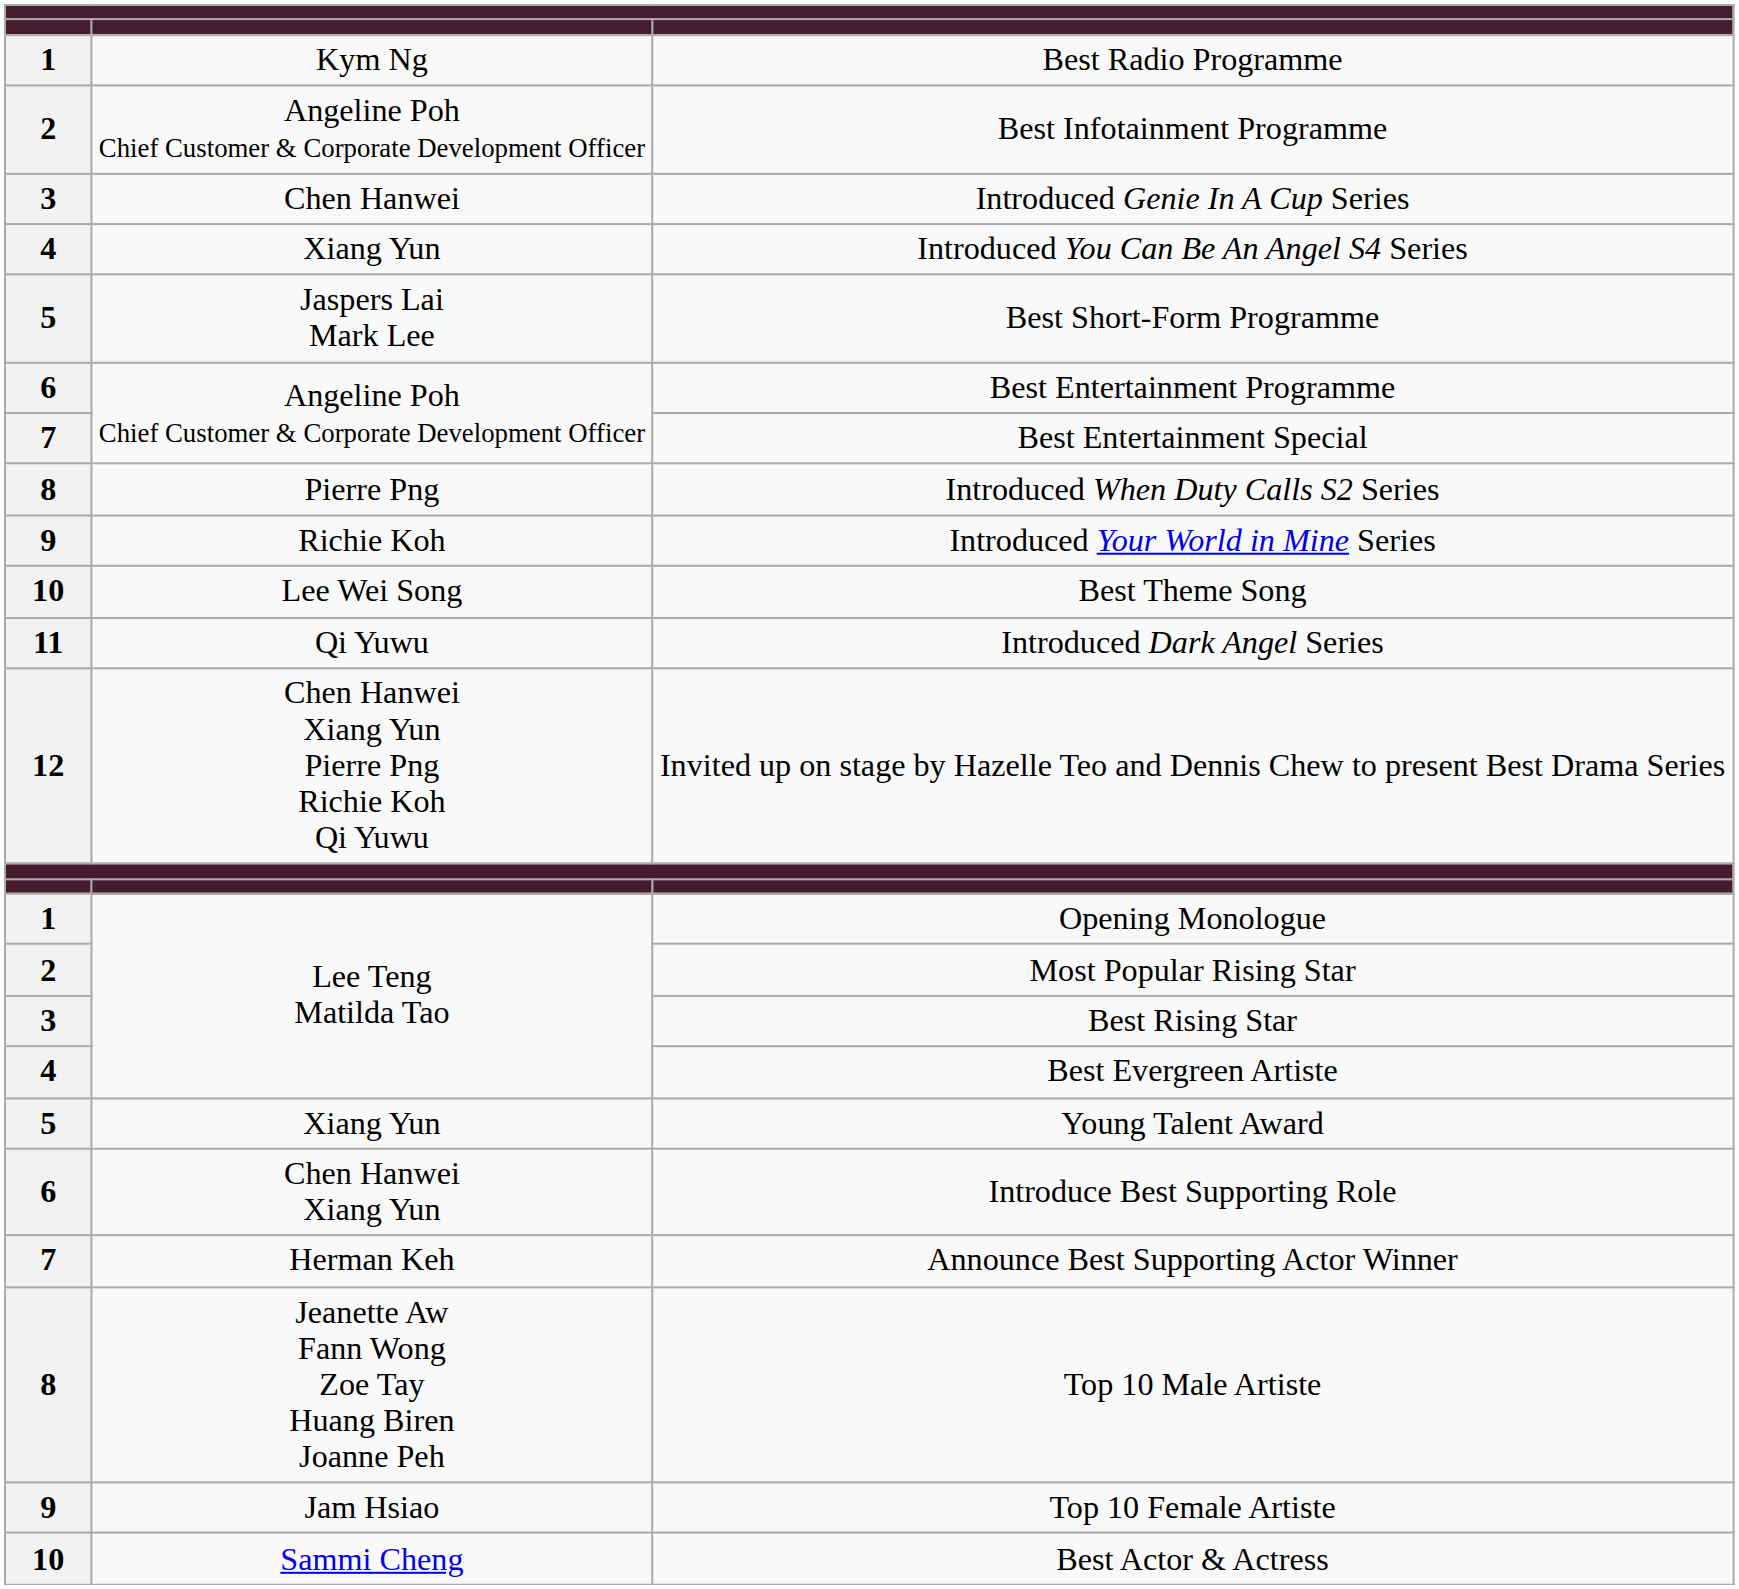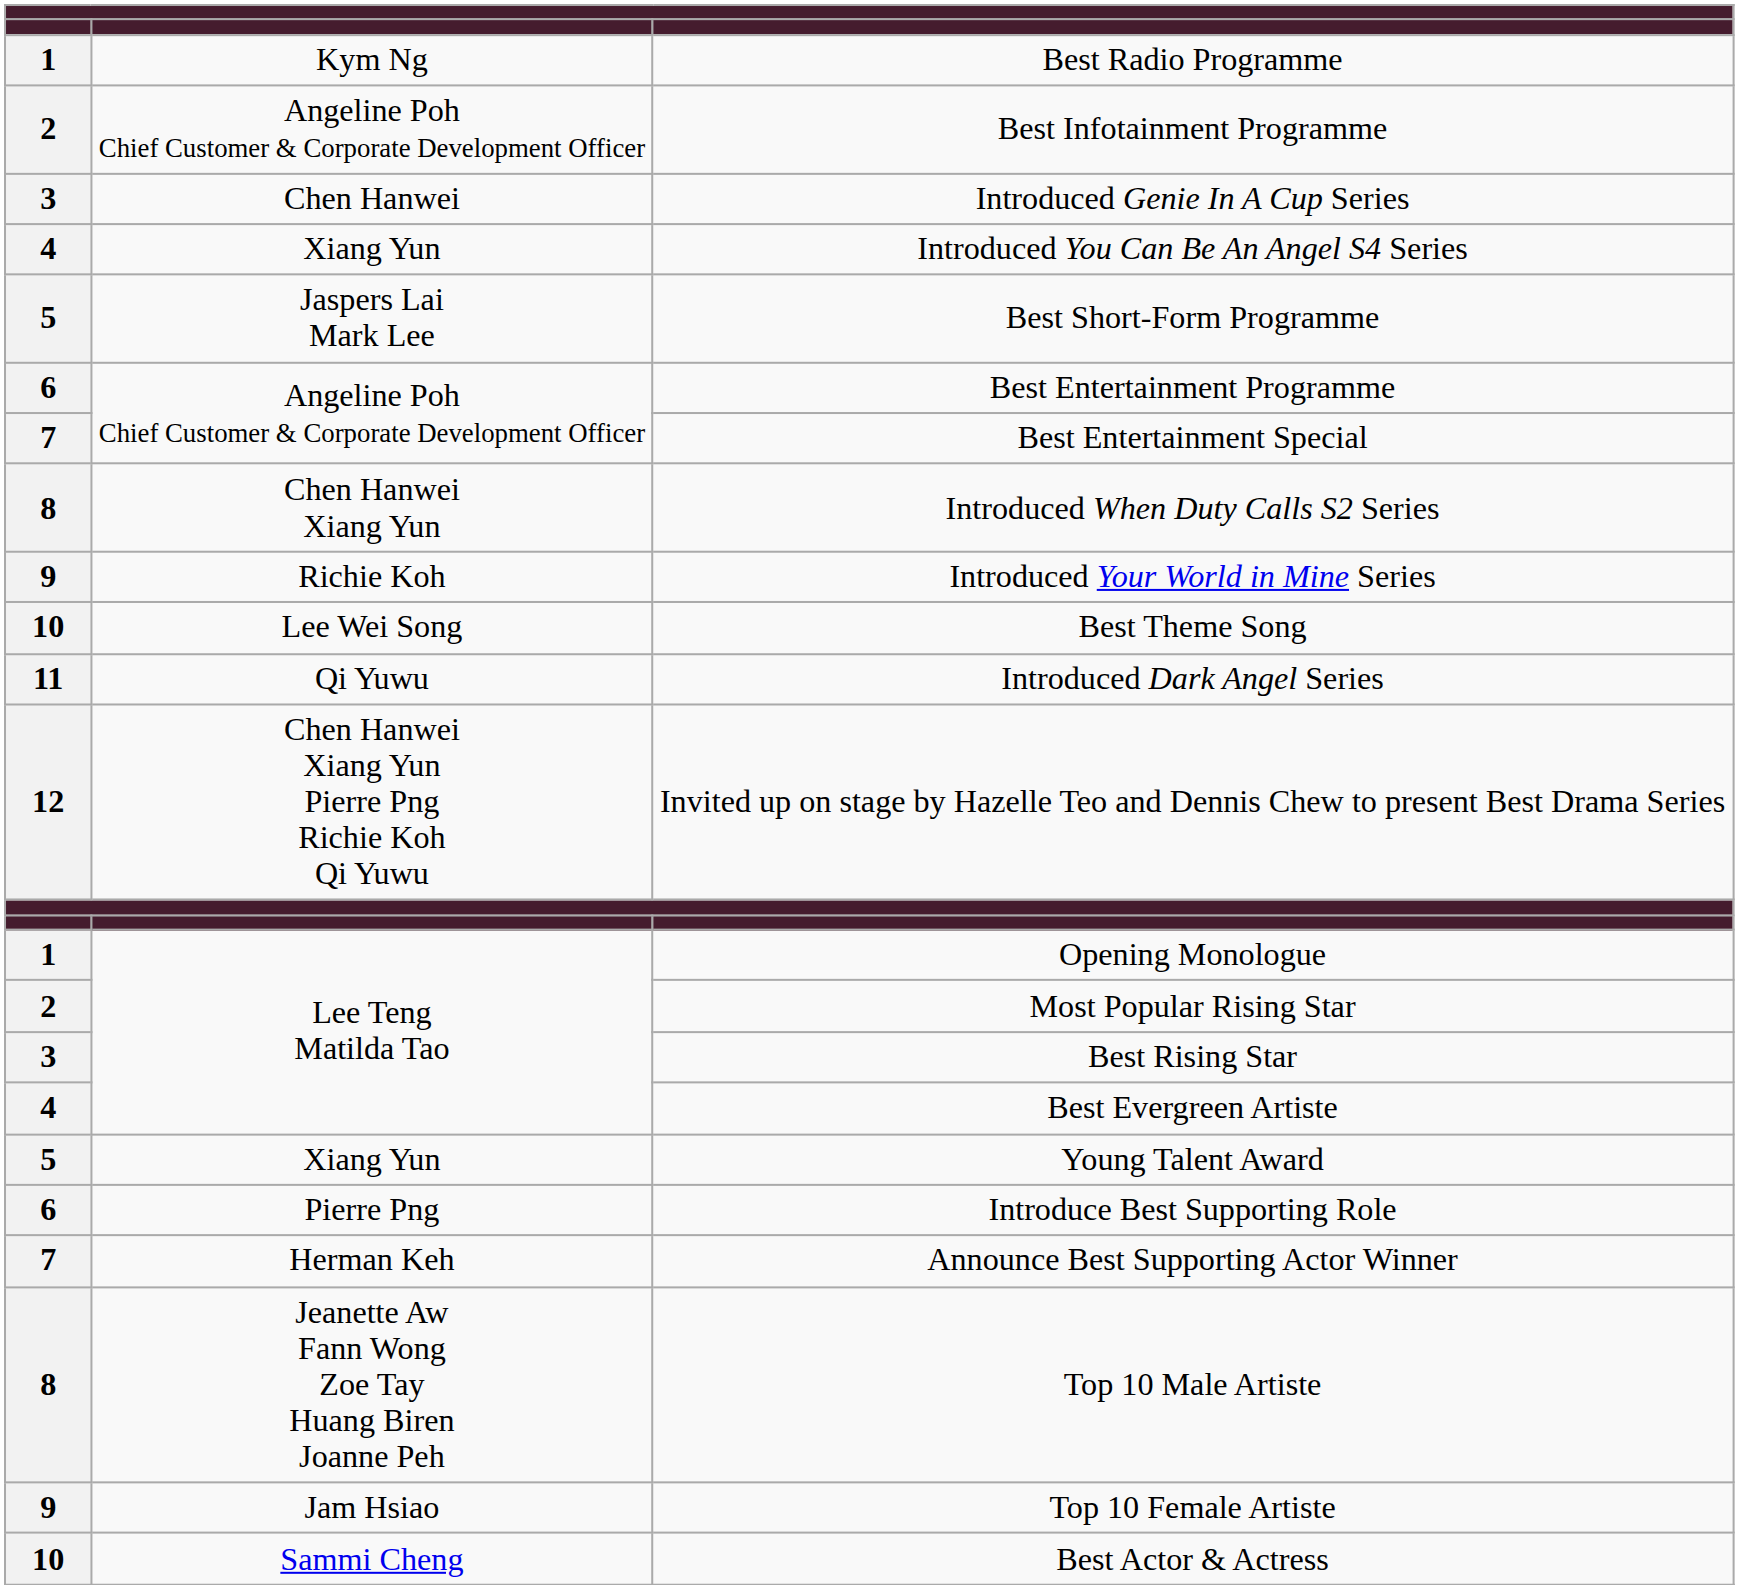(372, 489) Pierre Png -> (372, 507) Chen Hanwei Xiang Yun
(372, 1191) Chen Hanwei Xiang Yun -> (372, 1209) Pierre Png
